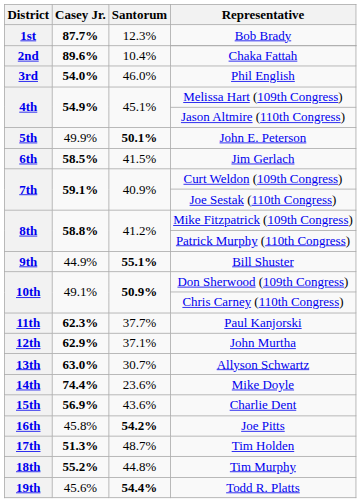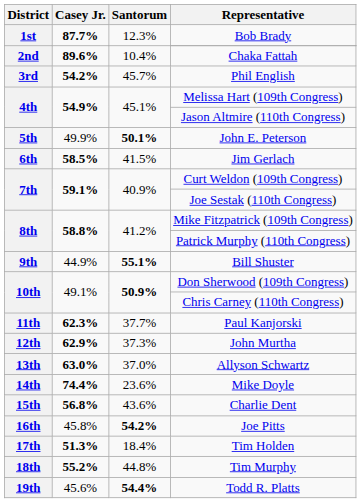(80, 76) 54.0% -> (80, 76) 54.2%
(139, 76) 46.0% -> (139, 76) 45.7%
(139, 343) 37.1% -> (139, 343) 37.3%
(139, 364) 30.7% -> (139, 364) 37.0%
(80, 405) 56.9% -> (80, 405) 56.8%
(139, 446) 48.7% -> (139, 446) 18.4%
